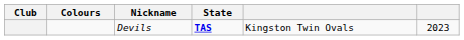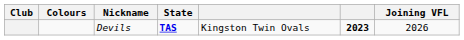+ column: (417, 12)
(438, 28) normal -> (358, 28) bold
